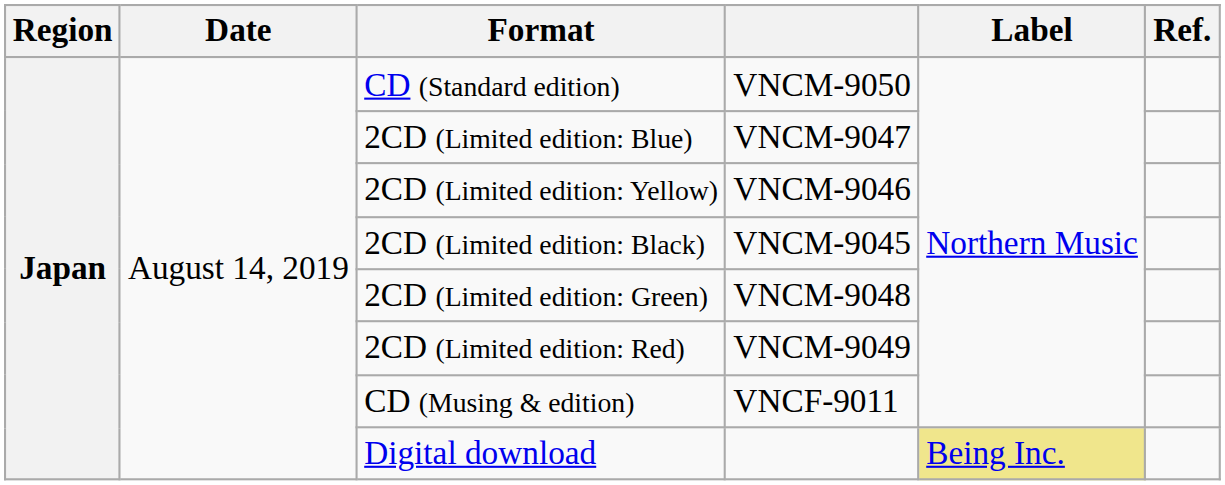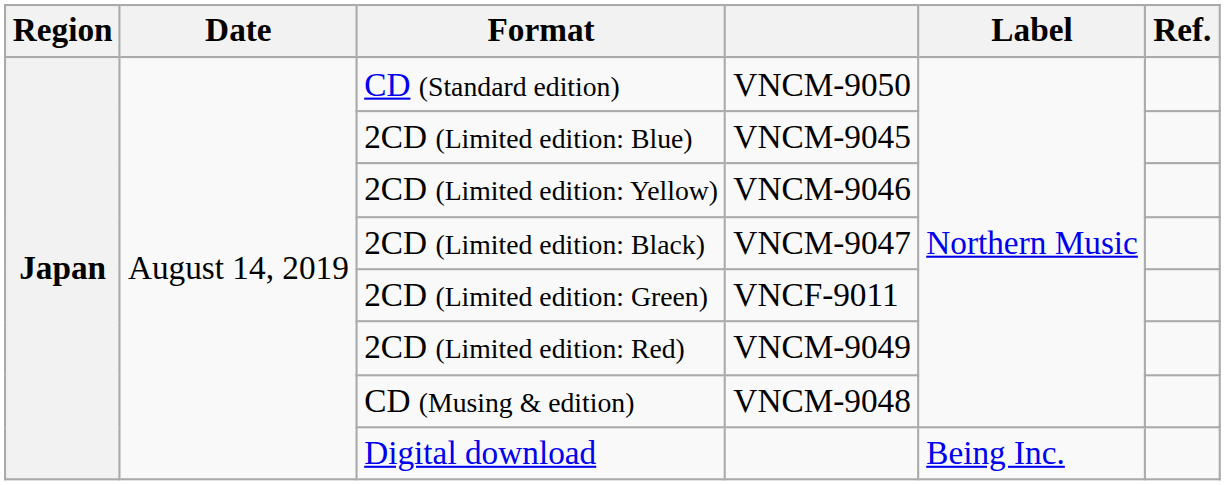(822, 136) VNCM-9047 -> (822, 136) VNCM-9045
(822, 242) VNCM-9045 -> (822, 242) VNCM-9047
(822, 294) VNCM-9048 -> (816, 294) VNCF-9011
(816, 400) VNCF-9011 -> (822, 400) VNCM-9048
(996, 453) khaki background -> (996, 453) no background
